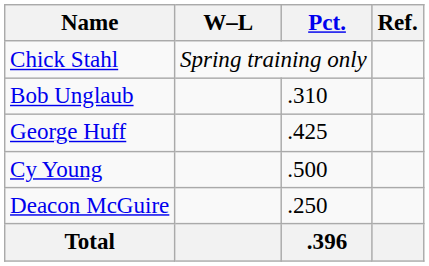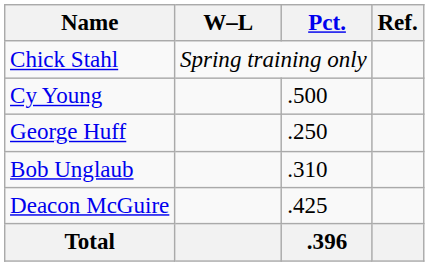rows swapped: (56, 168) <-> (72, 95)
(307, 132) .425 -> (307, 132) .250
(307, 205) .250 -> (307, 205) .425
